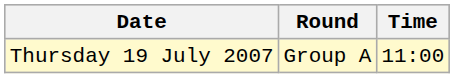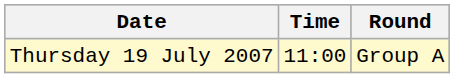columns swapped: (413, 22) <-> (327, 22)
